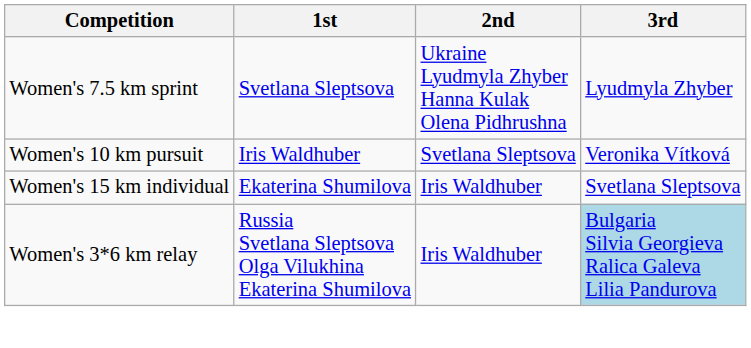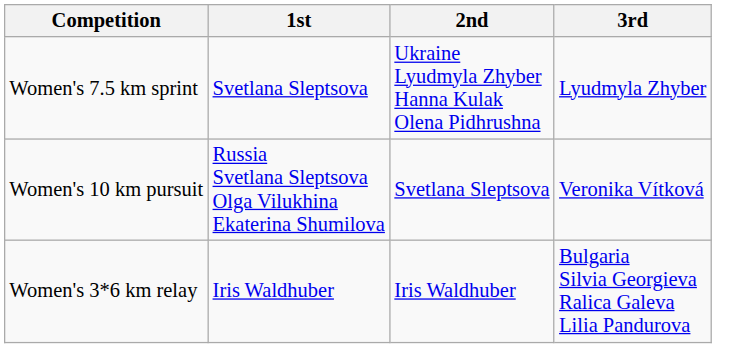(299, 154) Iris Waldhuber -> (299, 189) Russia Svetlana Sleptsova Olga Vilukhina Ekaterina Shumilova
- row: (119, 187)
(325, 254) Russia Svetlana Sleptsova Olga Vilukhina Ekaterina Shumilova -> (273, 290) Iris Waldhuber
(654, 254) lightblue background -> (628, 290) no background
